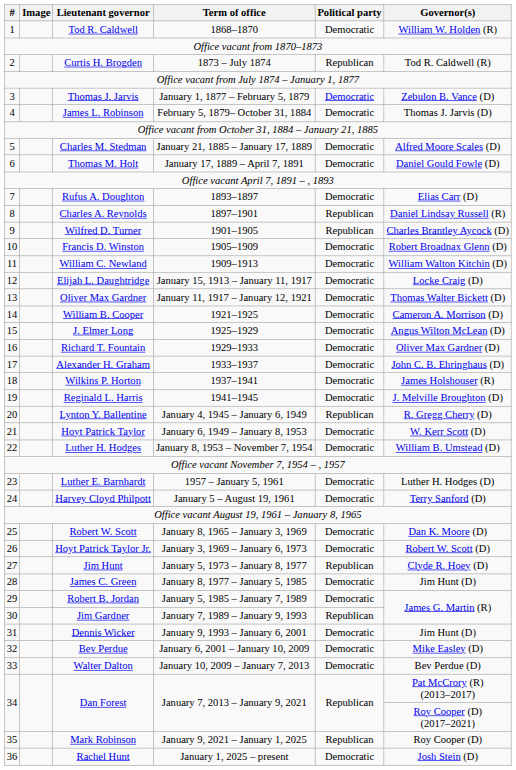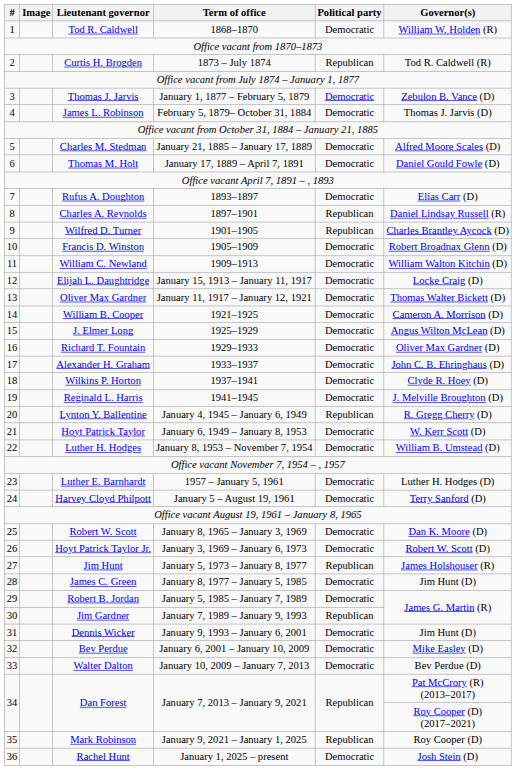(448, 381) James Holshouser (R) -> (448, 381) Clyde R. Hoey (D)
(448, 565) Clyde R. Hoey (D) -> (448, 565) James Holshouser (R)
